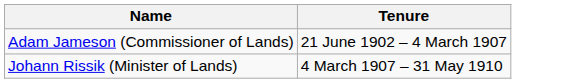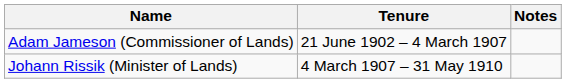+ column: (536, 16)
